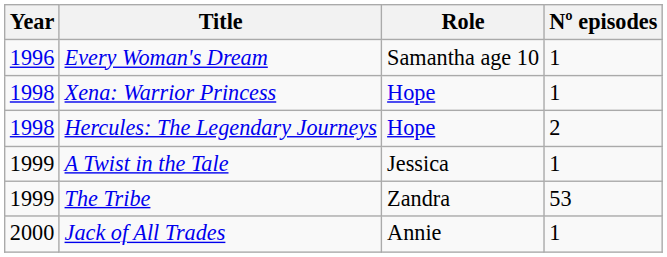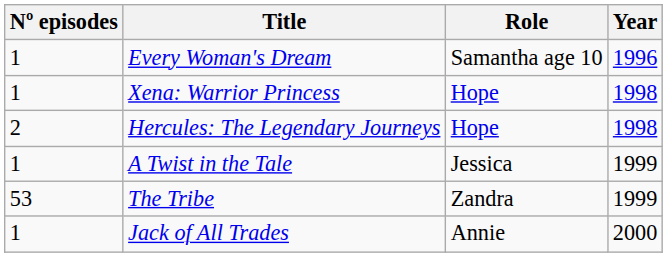columns swapped: (32, 22) <-> (603, 22)
